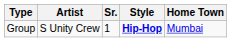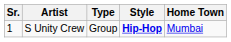columns swapped: (111, 12) <-> (21, 12)
